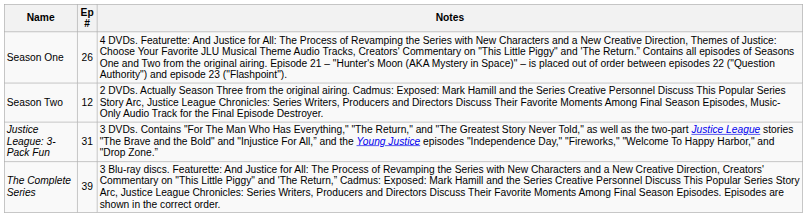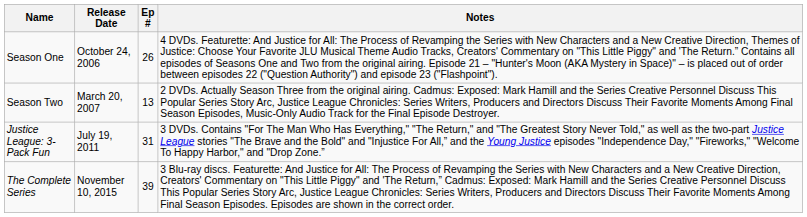+ column: (106, 18)
(87, 102) 12 -> (148, 102) 13
